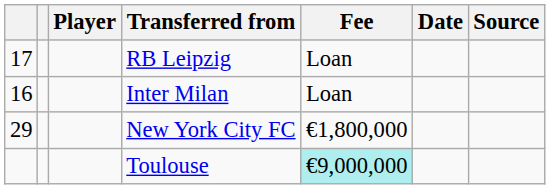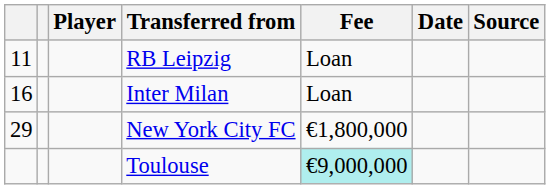(21, 58) 17 -> (21, 58) 11
